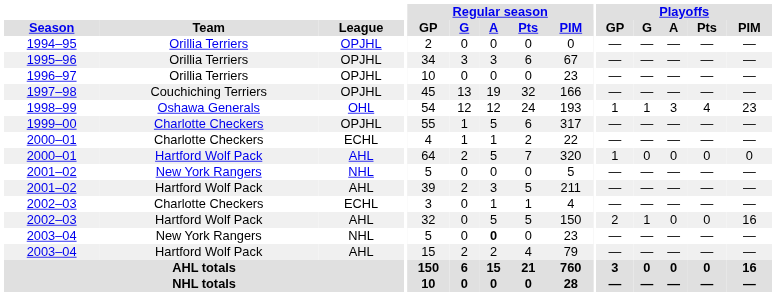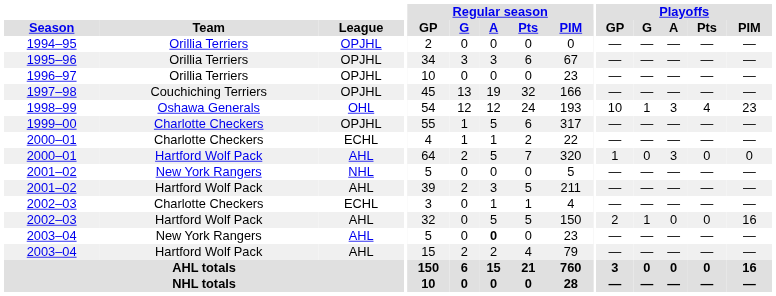(615, 108) 1 -> (615, 108) 10
(674, 156) 0 -> (674, 156) 3
(361, 236) NHL -> (361, 236) AHL
